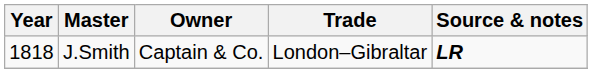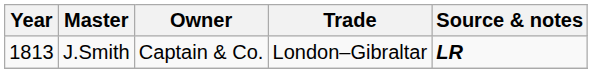(31, 52) 1818 -> (31, 52) 1813
